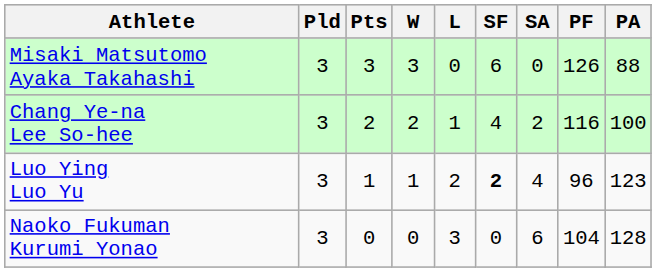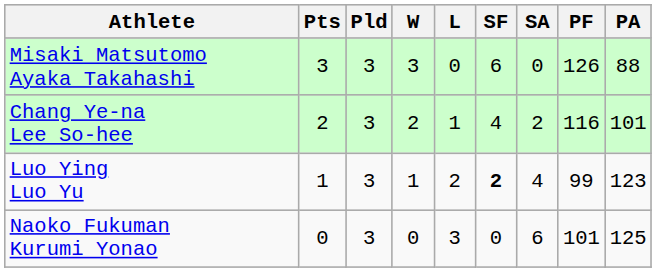columns swapped: (369, 22) <-> (322, 22)
(628, 124) 100 -> (628, 124) 101
(581, 181) 96 -> (581, 181) 99
(581, 238) 104 -> (581, 238) 101
(628, 238) 128 -> (628, 238) 125
